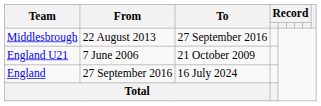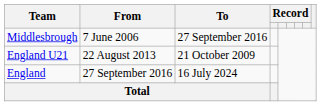(119, 37) 22 August 2013 -> (111, 37) 7 June 2006
(111, 55) 7 June 2006 -> (119, 55) 22 August 2013
